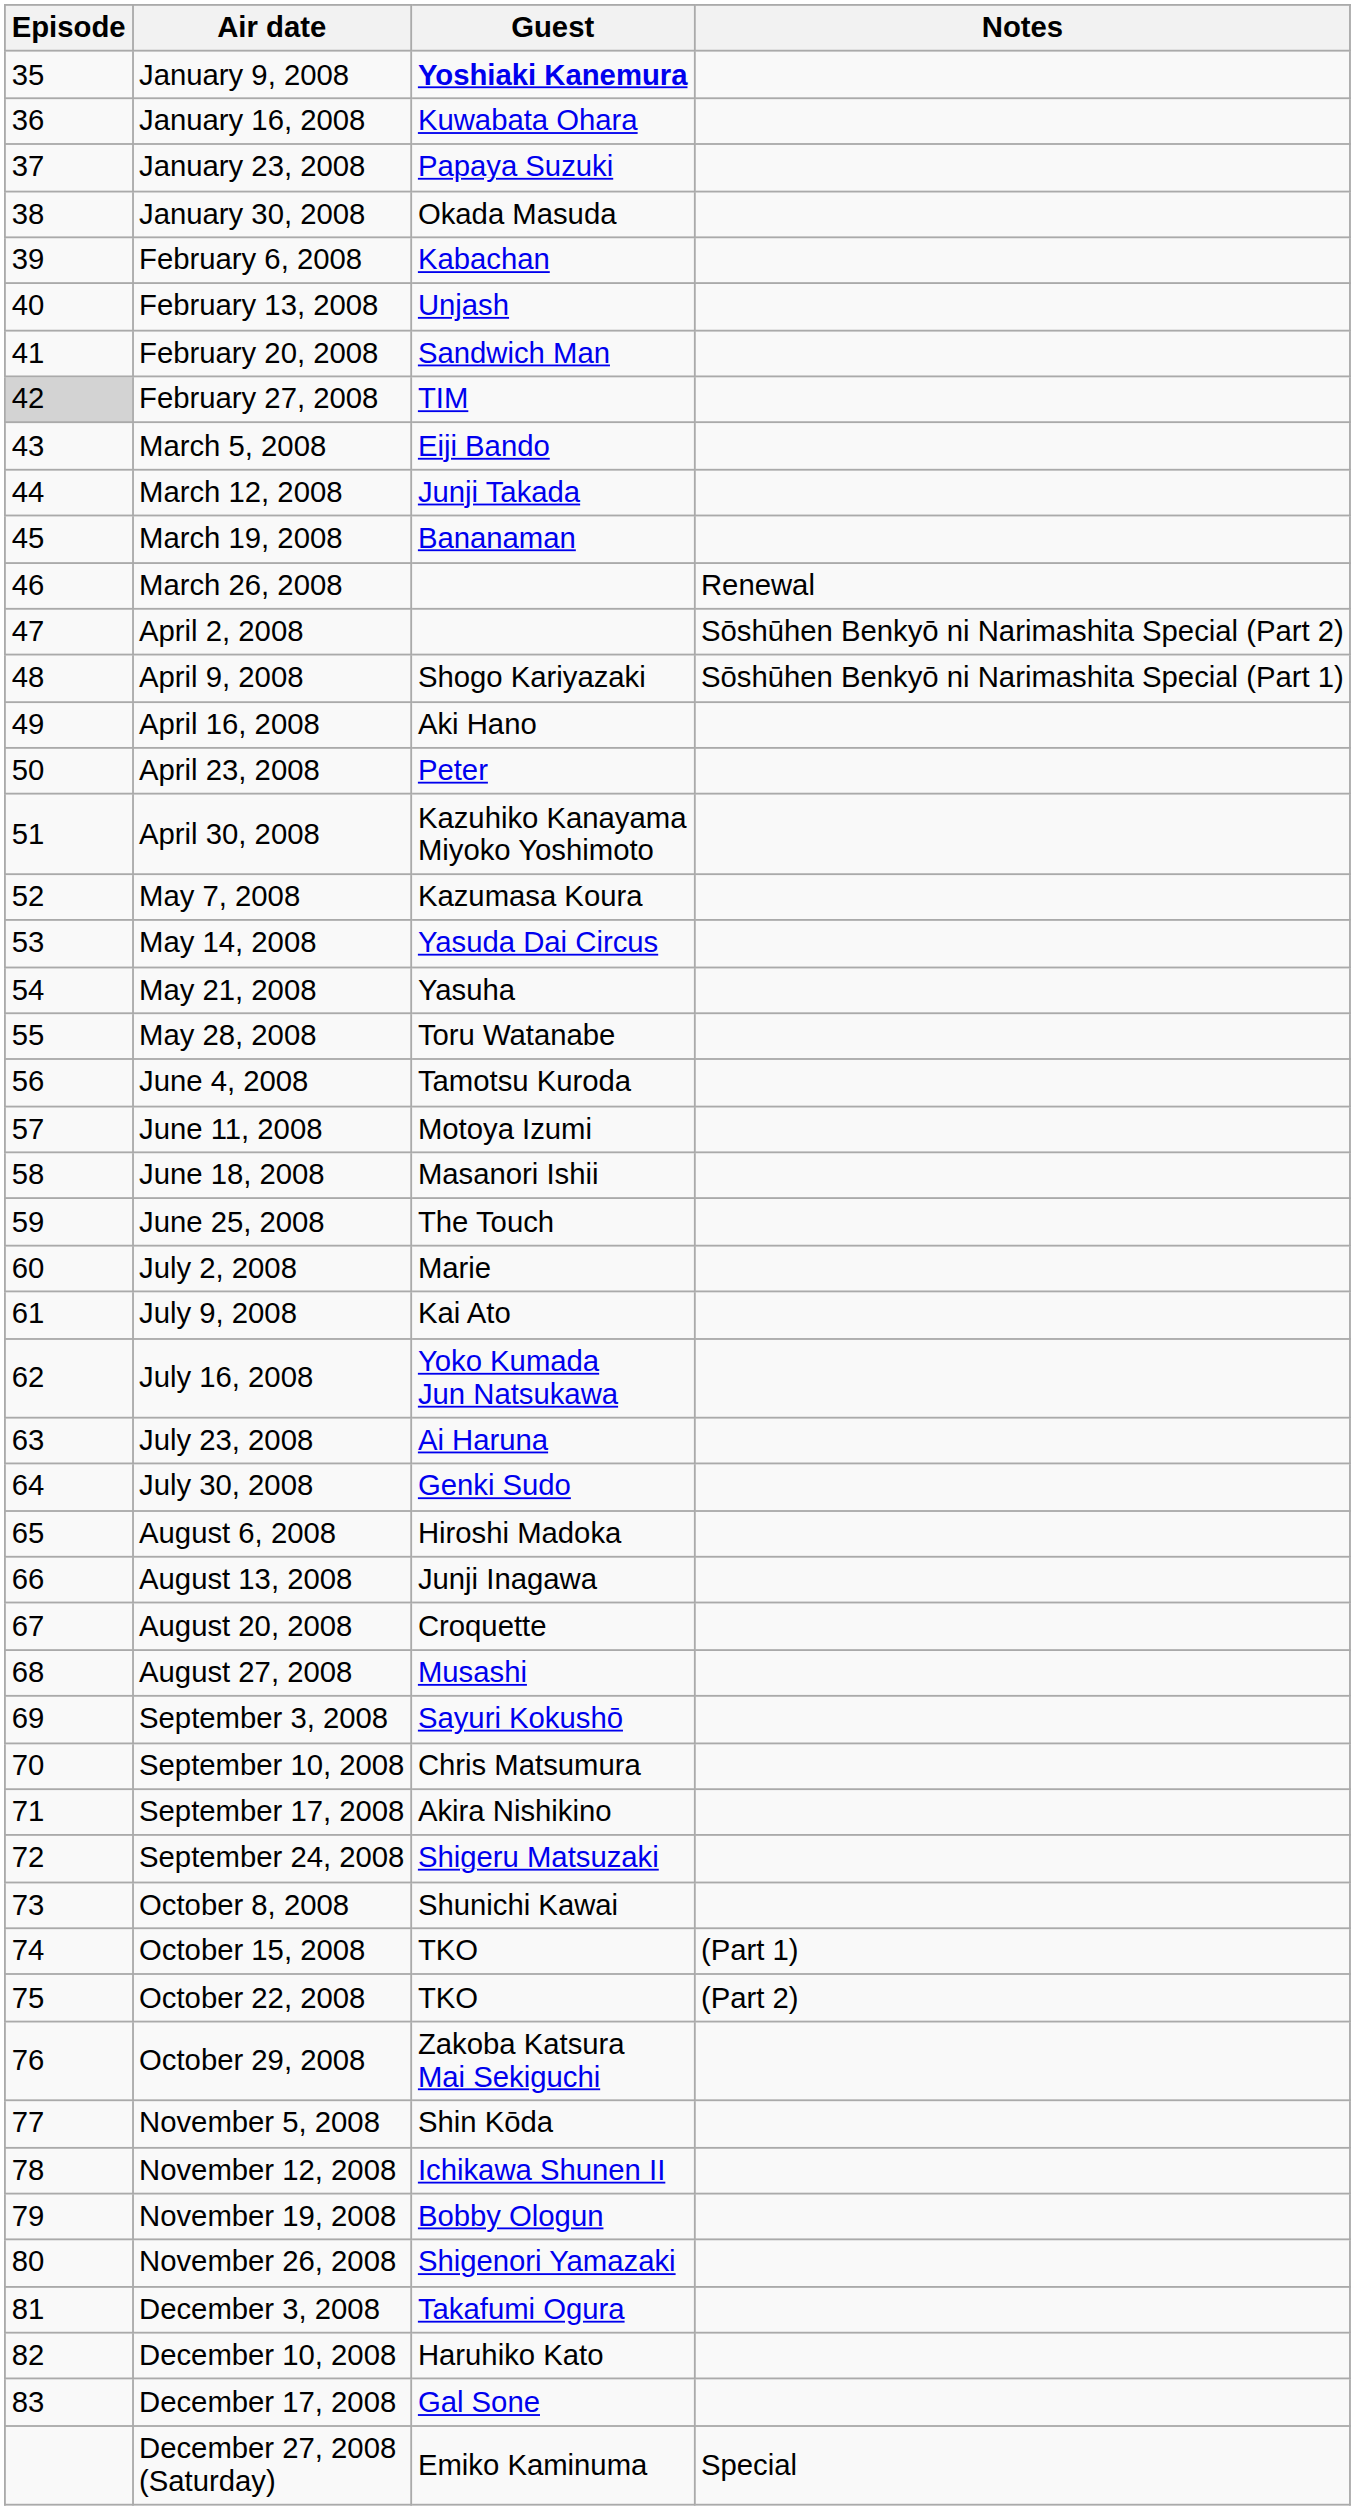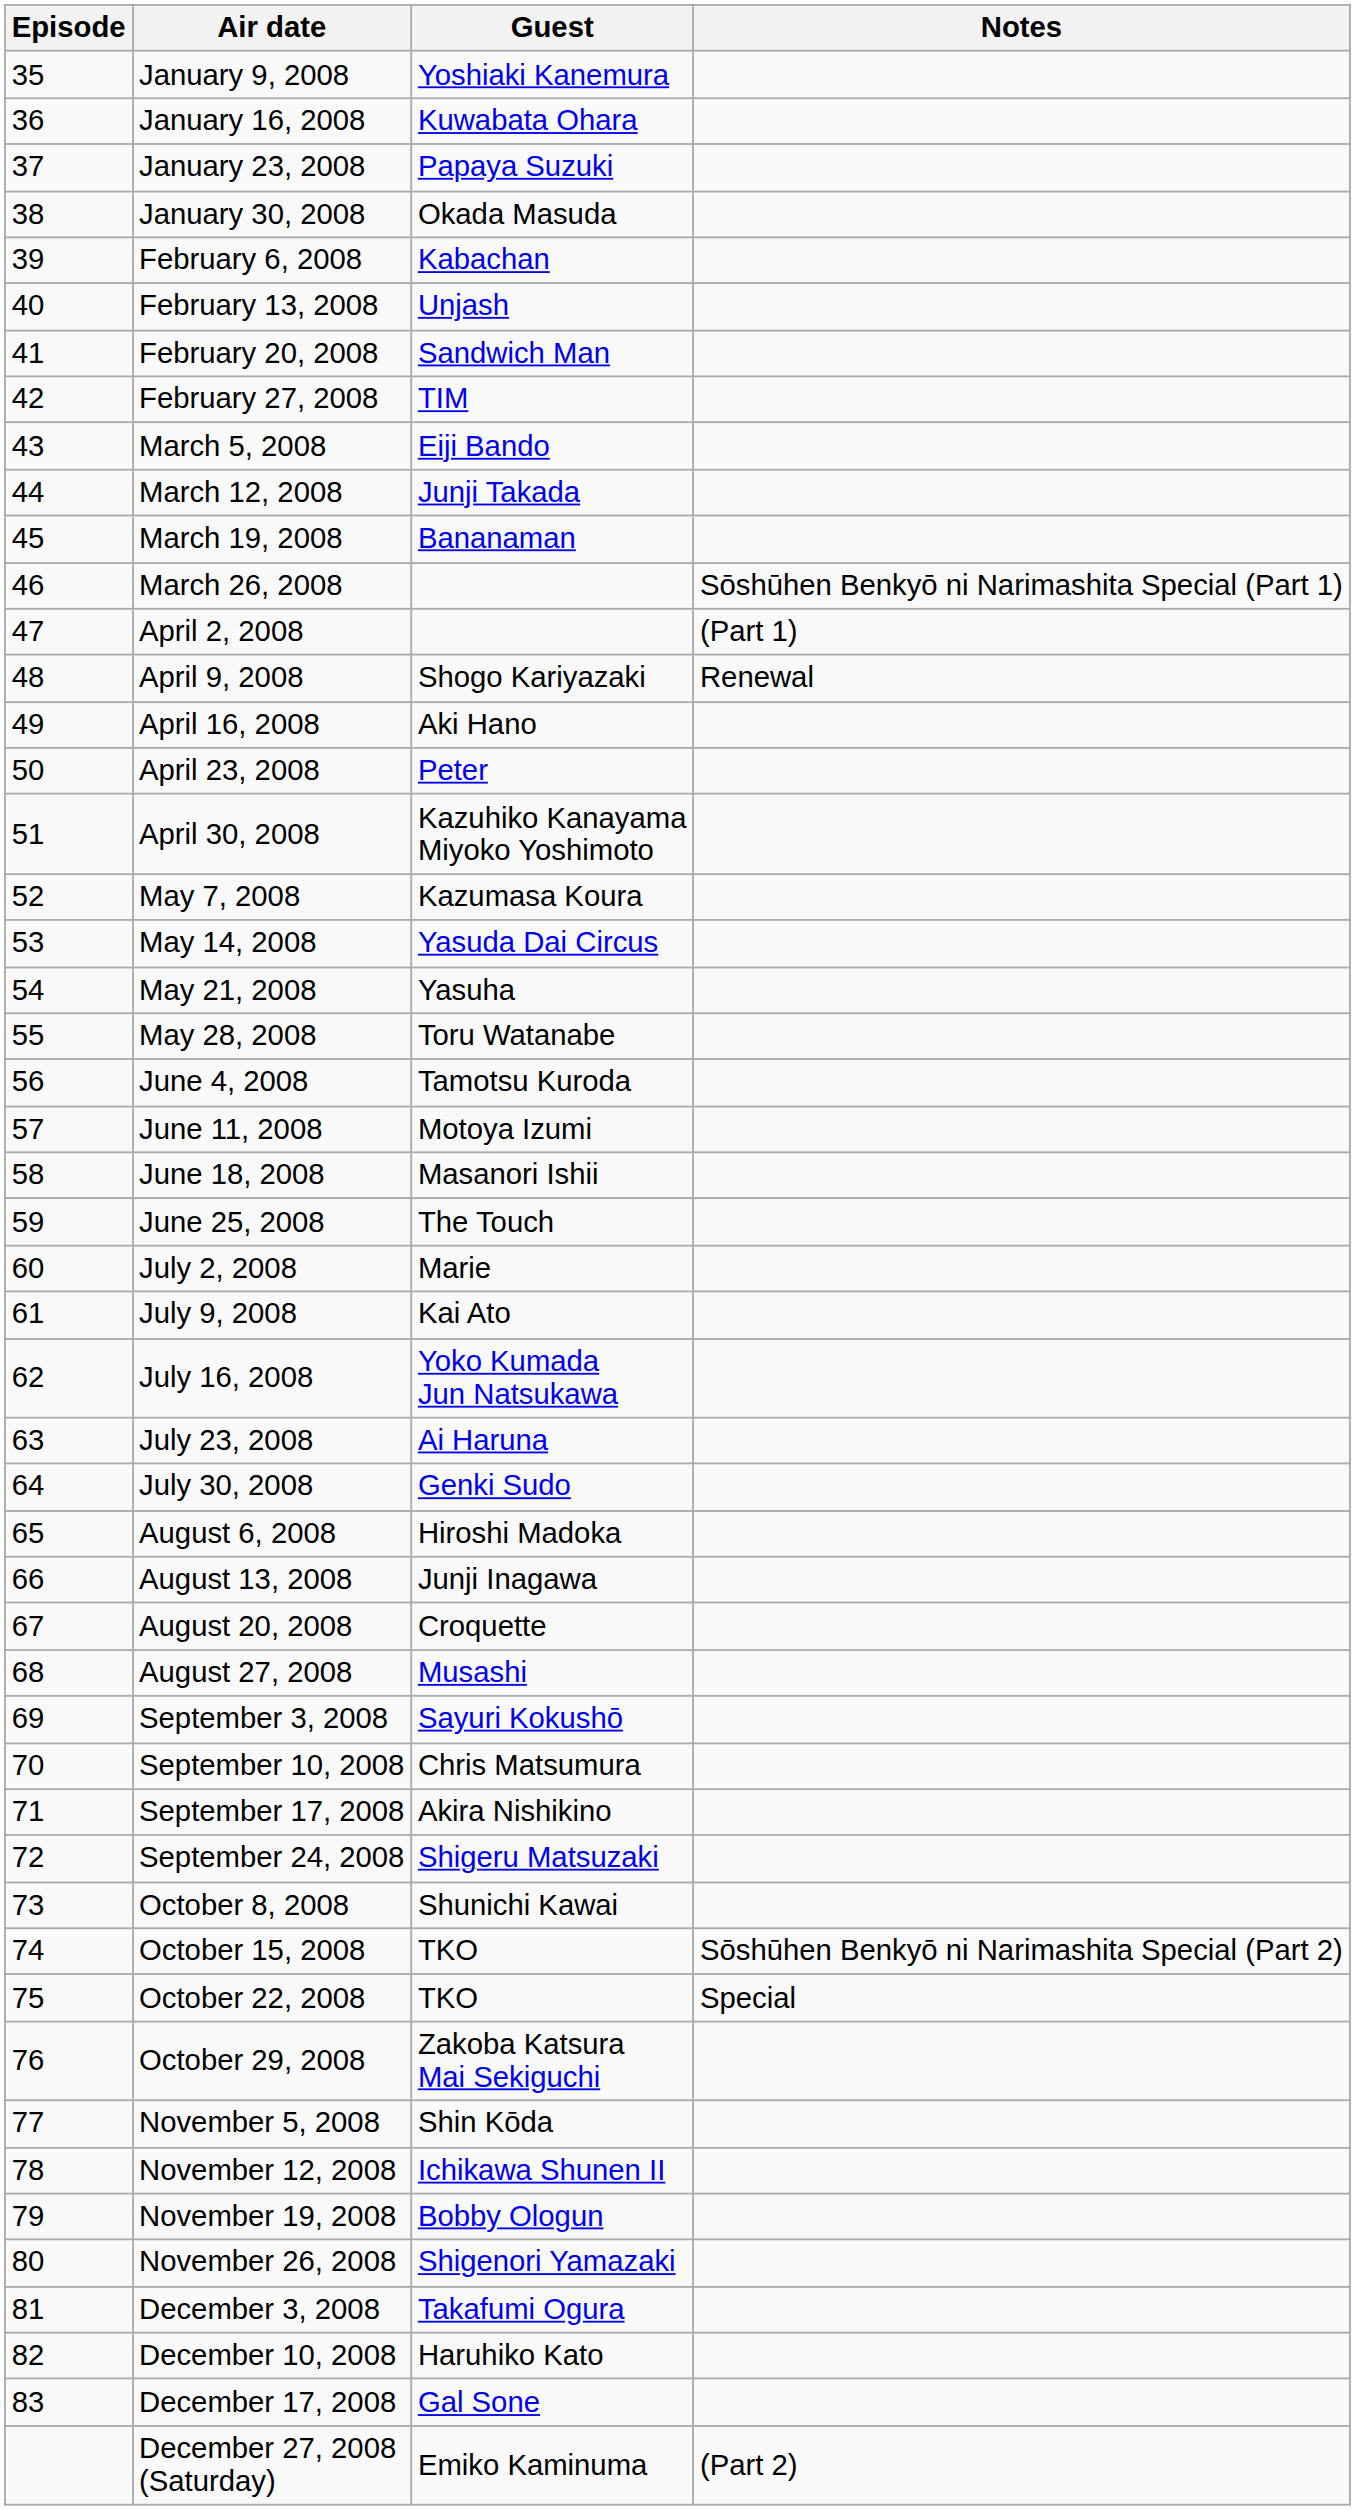(553, 74) bold -> (544, 74) normal
(28, 399) lightgrey background -> (28, 399) no background
(758, 584) Renewal -> (1021, 584) Sōshūhen Benkyō ni Narimashita Special (Part 1)
(1022, 631) Sōshūhen Benkyō ni Narimashita Special (Part 2) -> (749, 631) (Part 1)
(1022, 677) Sōshūhen Benkyō ni Narimashita Special (Part 1) -> (757, 677) Renewal
(750, 1951) (Part 1) -> (1021, 1951) Sōshūhen Benkyō ni Narimashita Special (Part 2)
(750, 1997) (Part 2) -> (748, 1997) Special
(749, 2464) Special -> (749, 2464) (Part 2)
